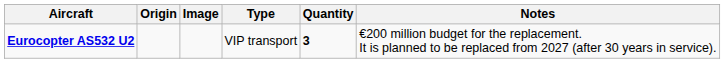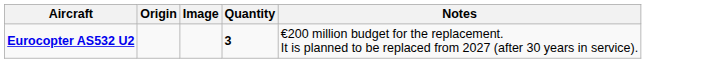- column: (261, 14)
